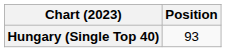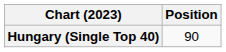(192, 36) 93 -> (192, 36) 90
